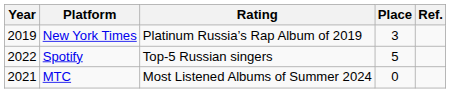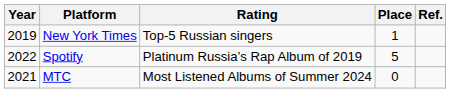(252, 35) Platinum Russia’s Rap Album of 2019 -> (208, 35) Top-5 Russian singers
(395, 35) 3 -> (395, 35) 1
(208, 56) Top-5 Russian singers -> (252, 56) Platinum Russia’s Rap Album of 2019
